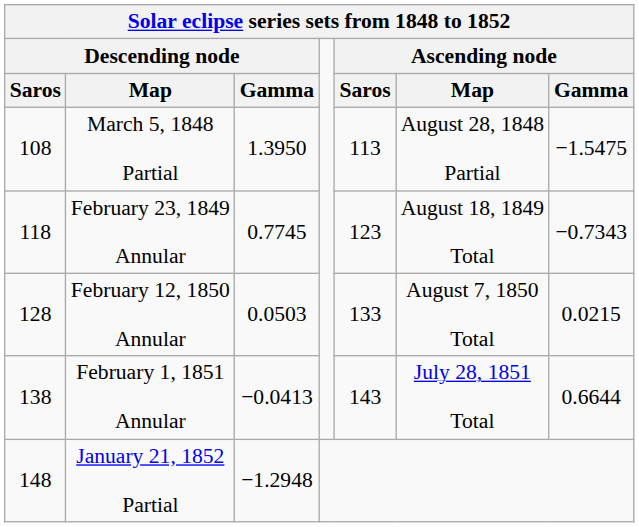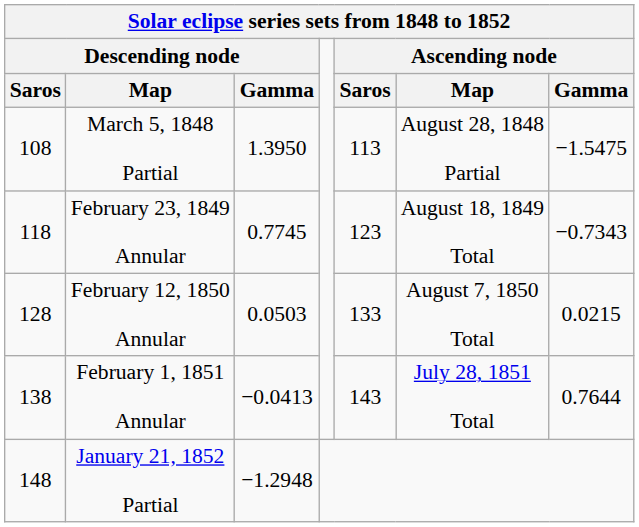(591, 397) 0.6644 -> (591, 397) 0.7644
